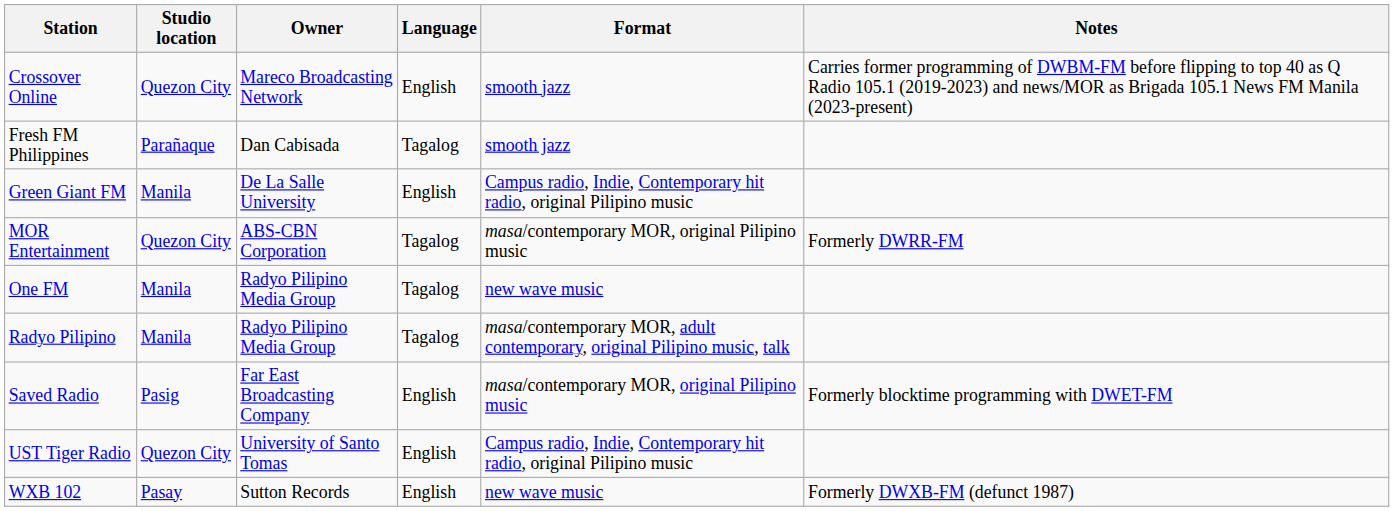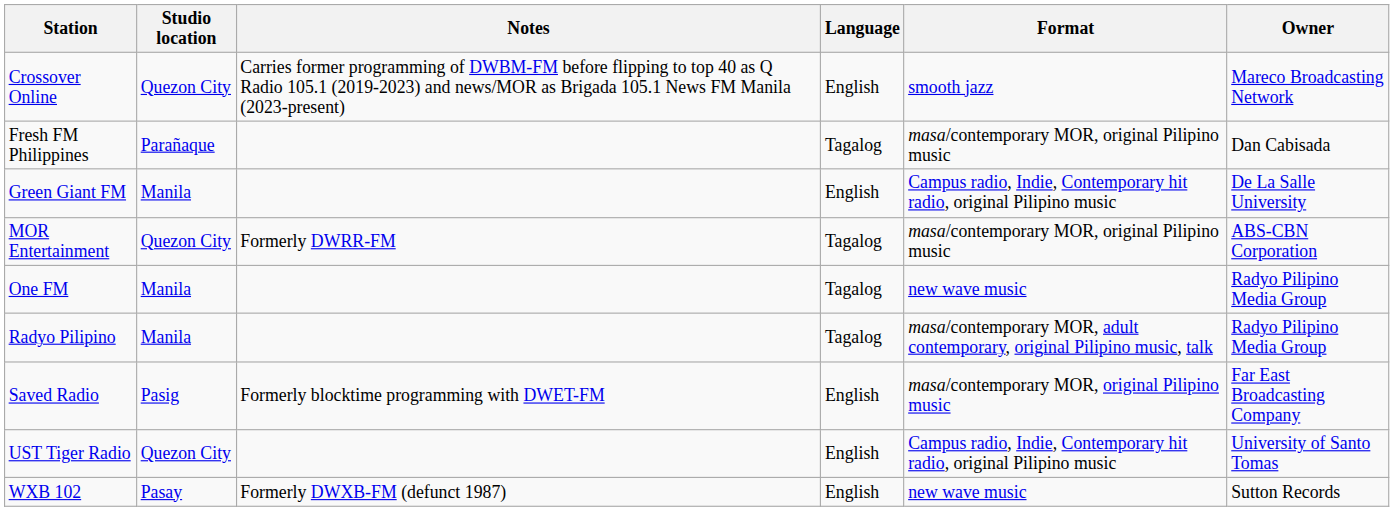columns swapped: (317, 28) <-> (1096, 28)
(528, 144) smooth jazz -> (1064, 144) masa/contemporary MOR, original Pilipino music
